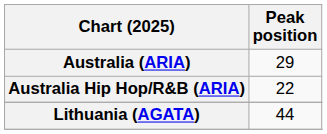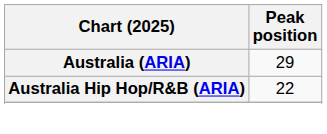- row: (127, 115)
